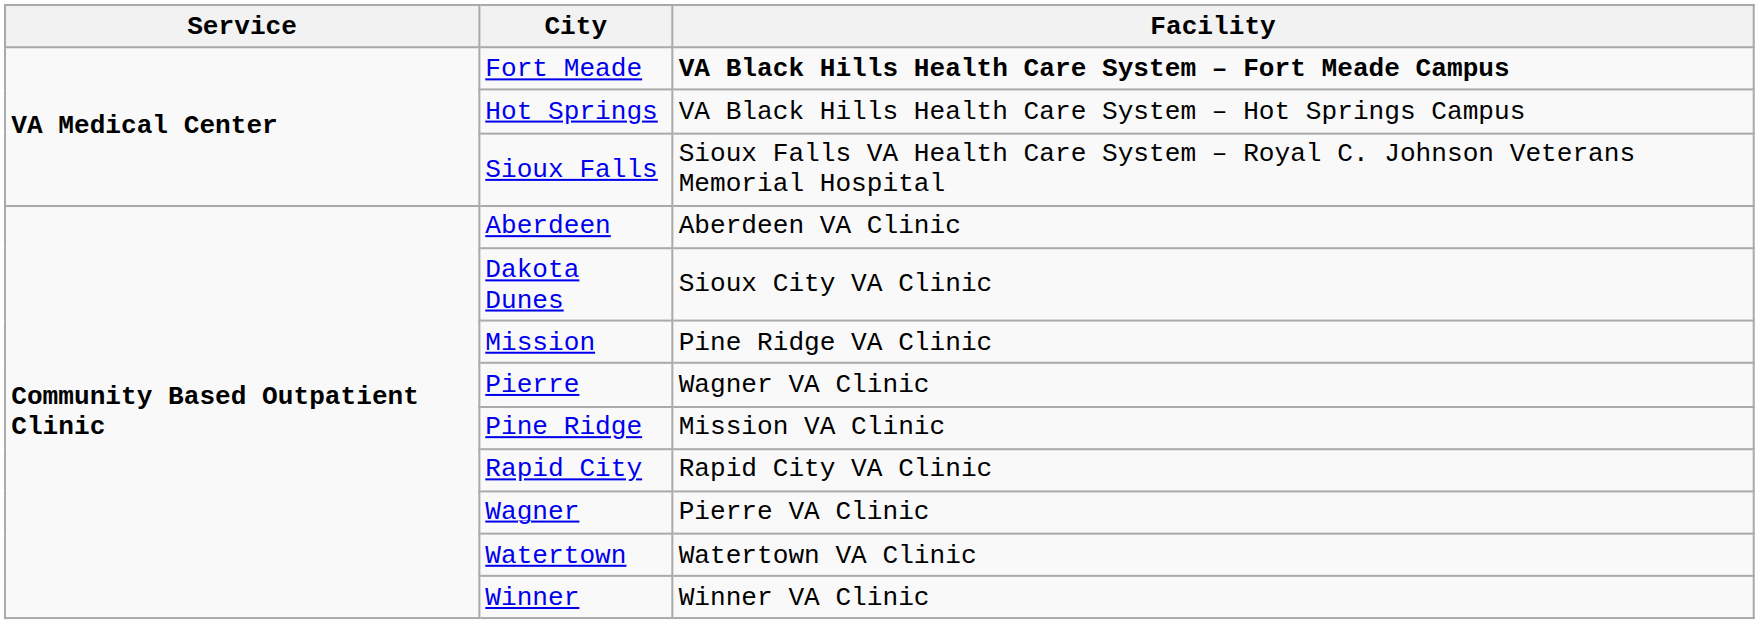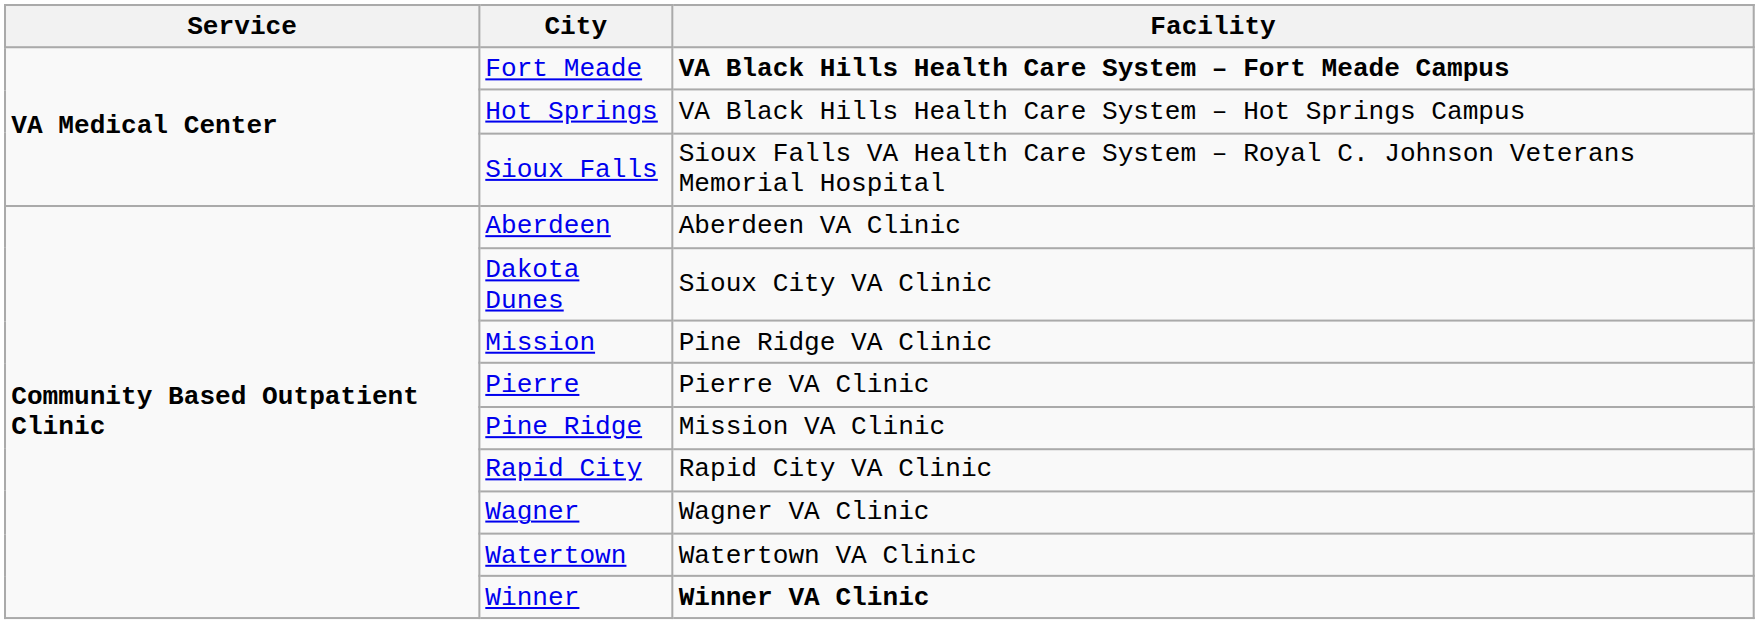(804, 385) Wagner VA Clinic -> (804, 385) Pierre VA Clinic
(804, 512) Pierre VA Clinic -> (804, 512) Wagner VA Clinic
(804, 598) normal -> (804, 598) bold
